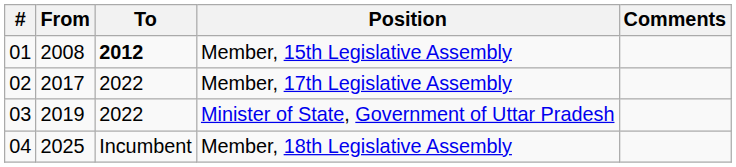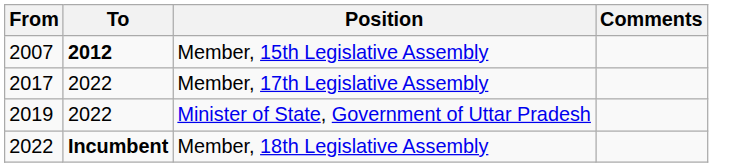- column: (20, 20)
(62, 51) 2008 -> (31, 51) 2007
(62, 146) 2025 -> (31, 146) 2022
(145, 146) normal -> (118, 146) bold
